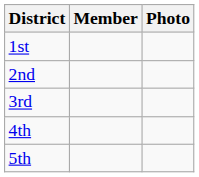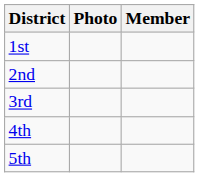columns swapped: (106, 18) <-> (168, 18)
